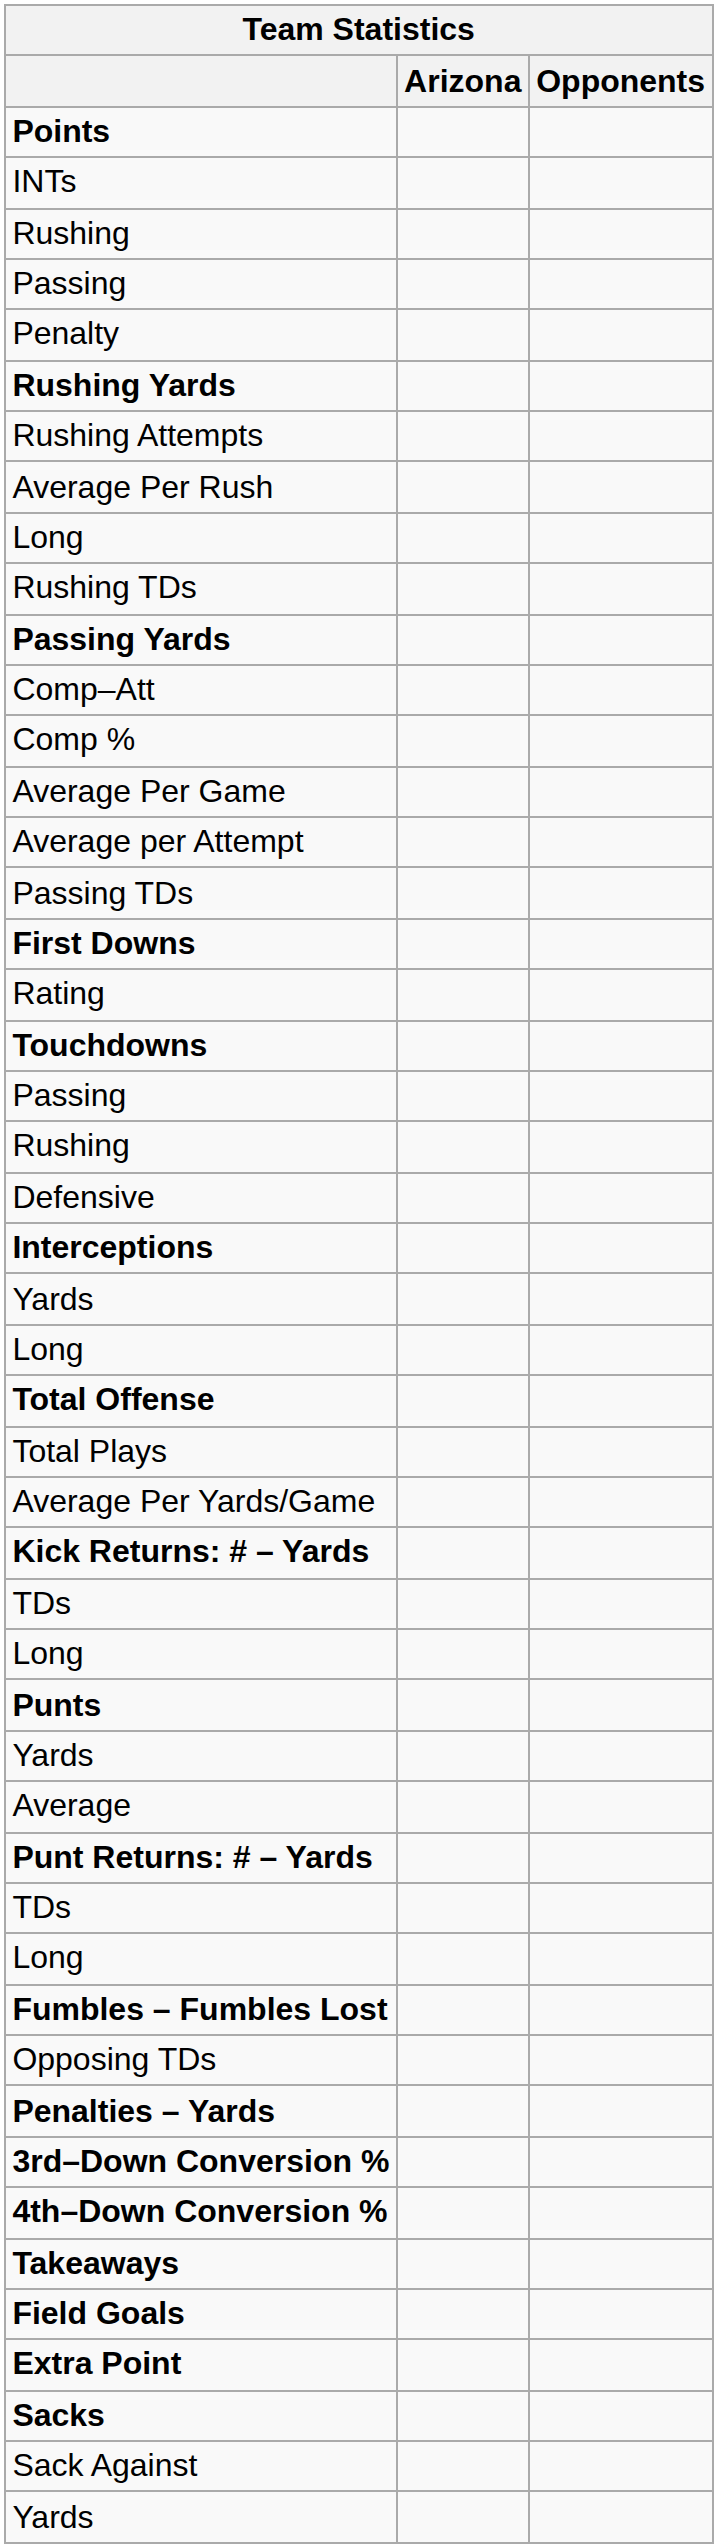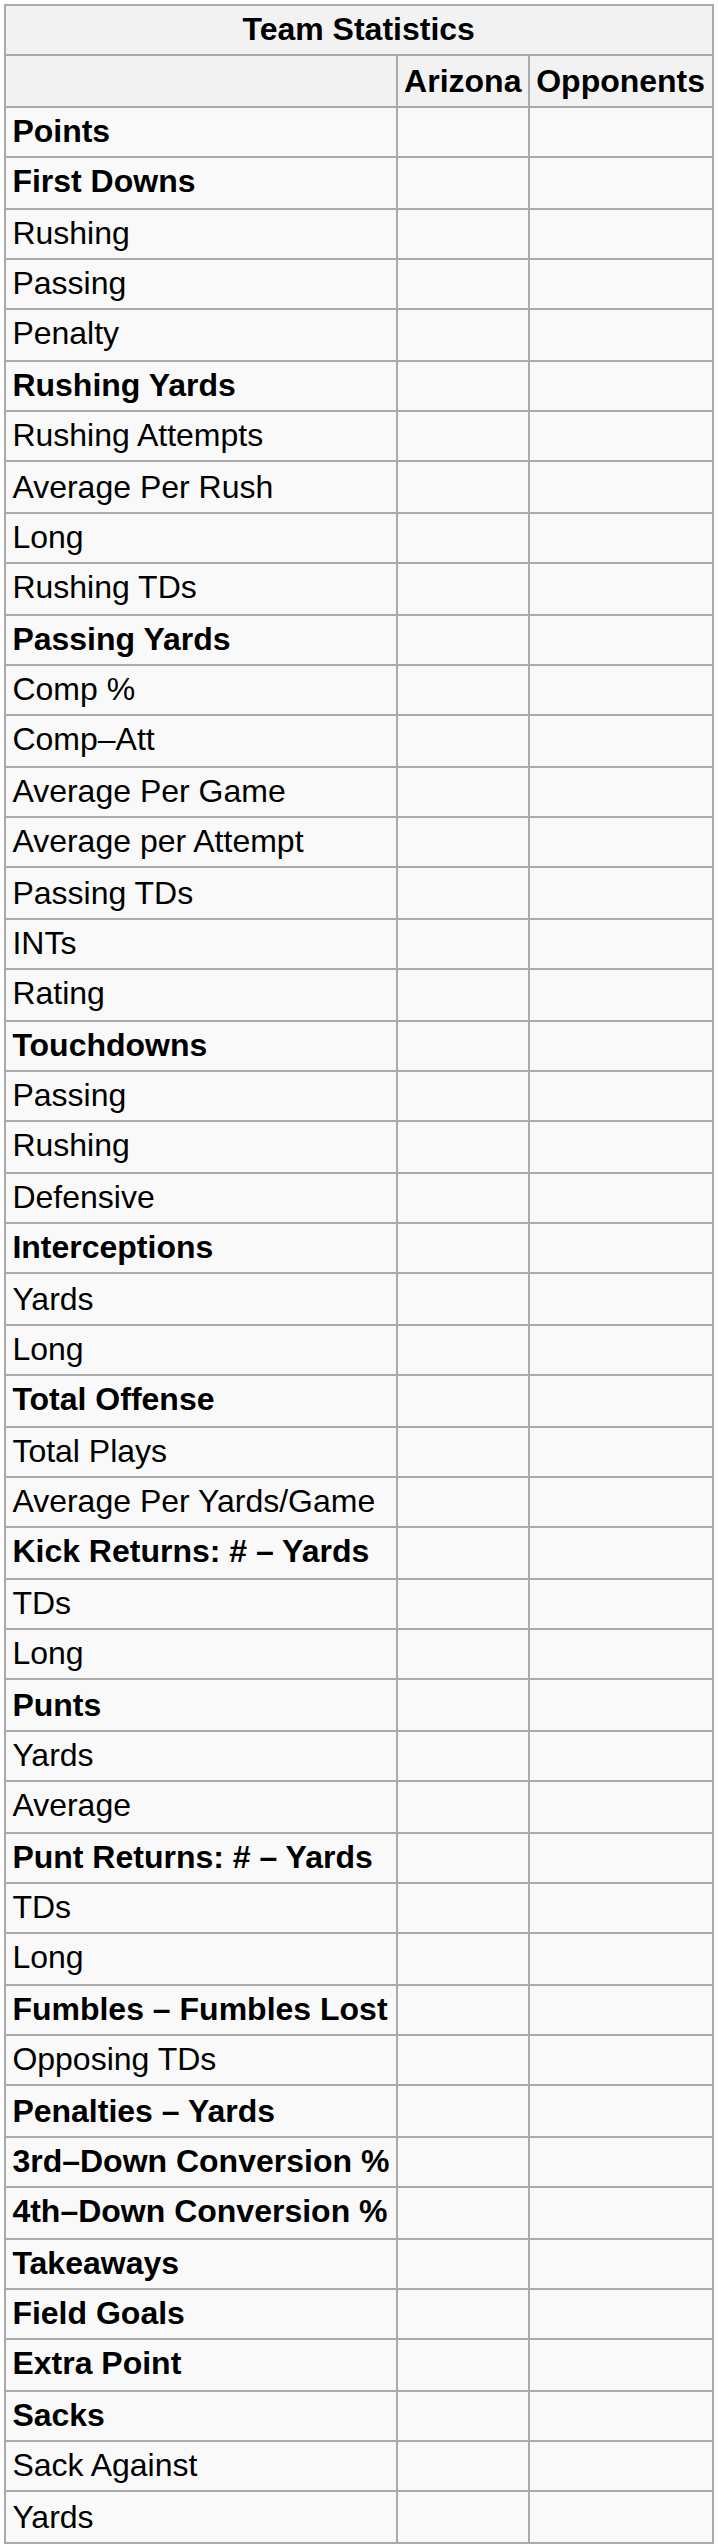rows swapped: (104, 943) <-> (44, 182)
rows swapped: (84, 689) <-> (74, 740)
